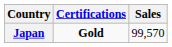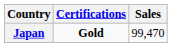(148, 33) 99,570 -> (148, 33) 99,470
